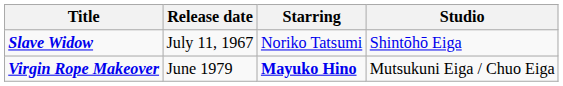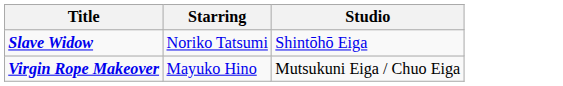- column: (210, 17)
(309, 68) bold -> (212, 68) normal
